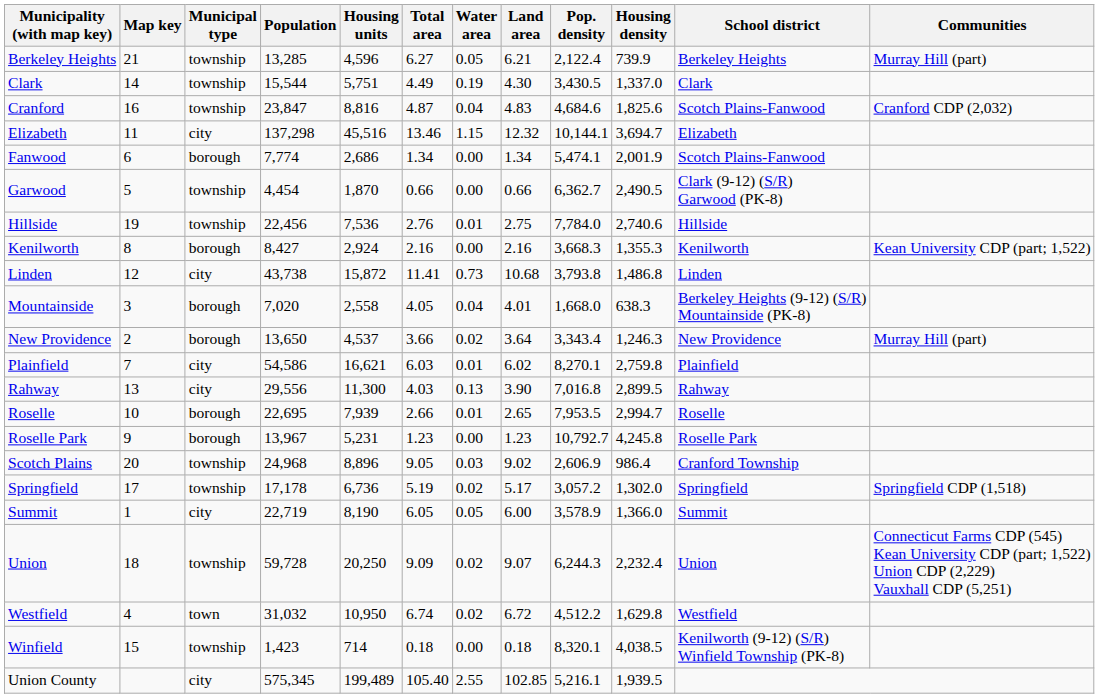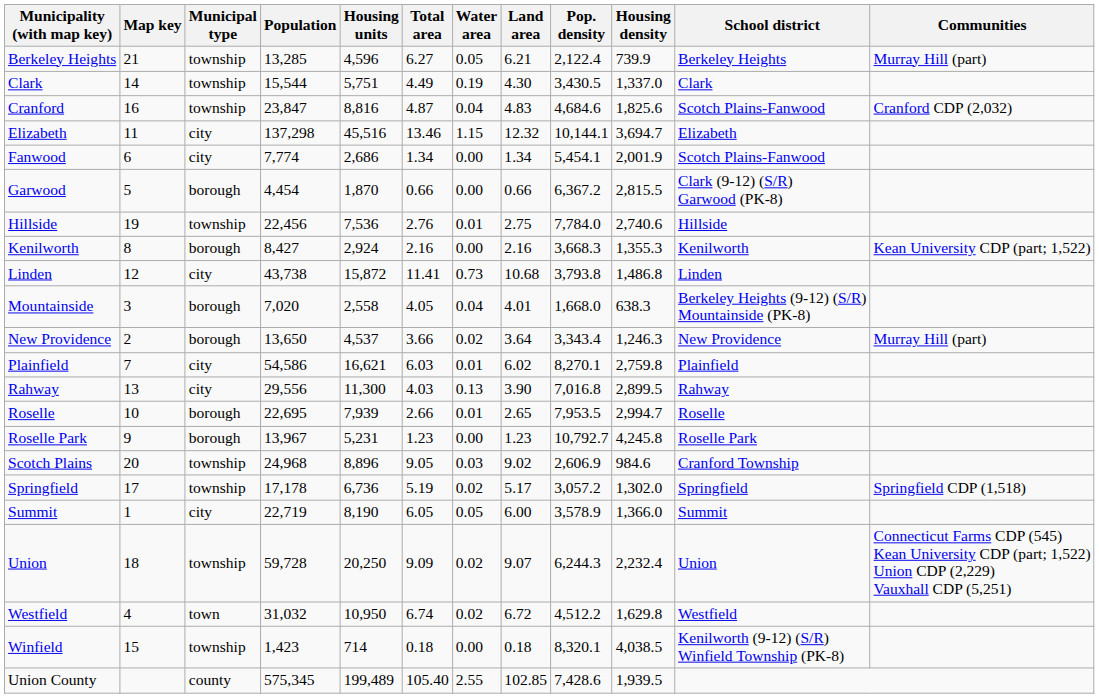(215, 157) borough -> (200, 157) city
(577, 157) 5,474.1 -> (577, 157) 5,454.1
(217, 190) township -> (215, 190) borough
(577, 190) 6,362.7 -> (577, 190) 6,367.2
(639, 190) 2,490.5 -> (639, 190) 2,815.5
(633, 463) 986.4 -> (633, 463) 984.6
(200, 680) city -> (210, 680) county
(577, 680) 5,216.1 -> (577, 680) 7,428.6
